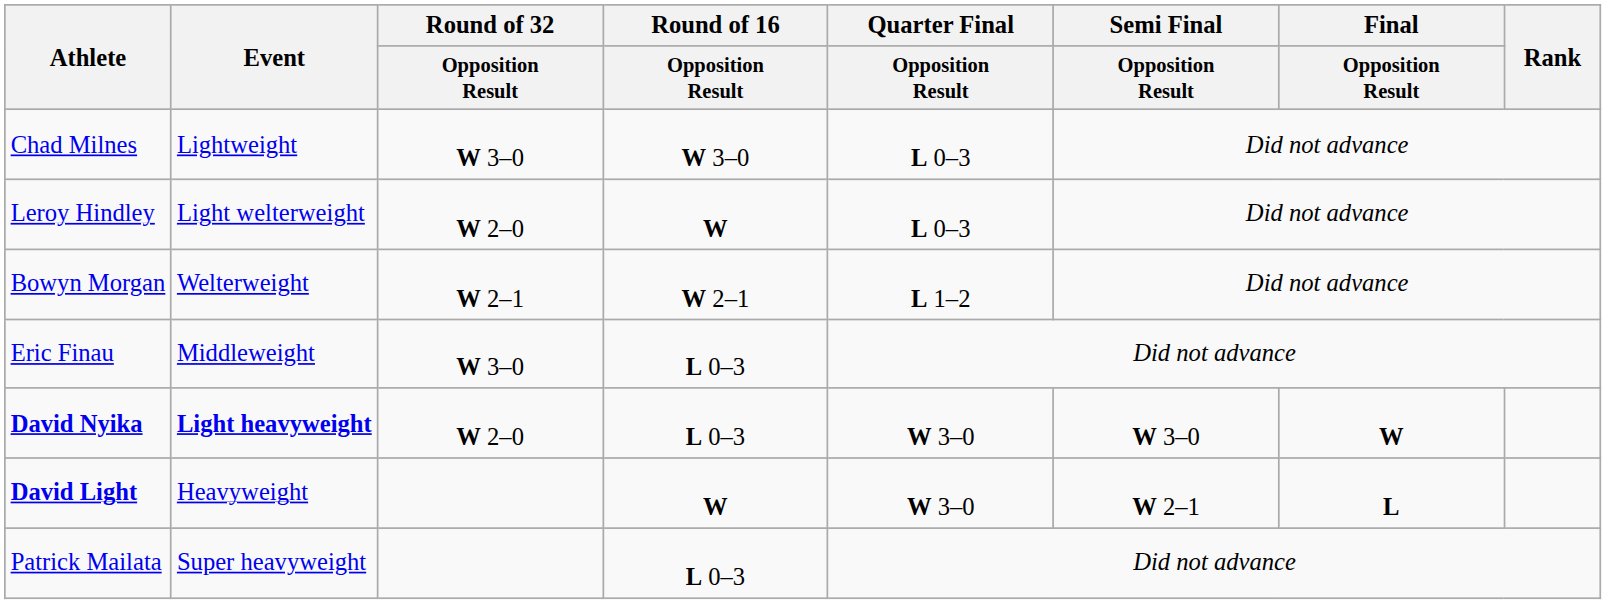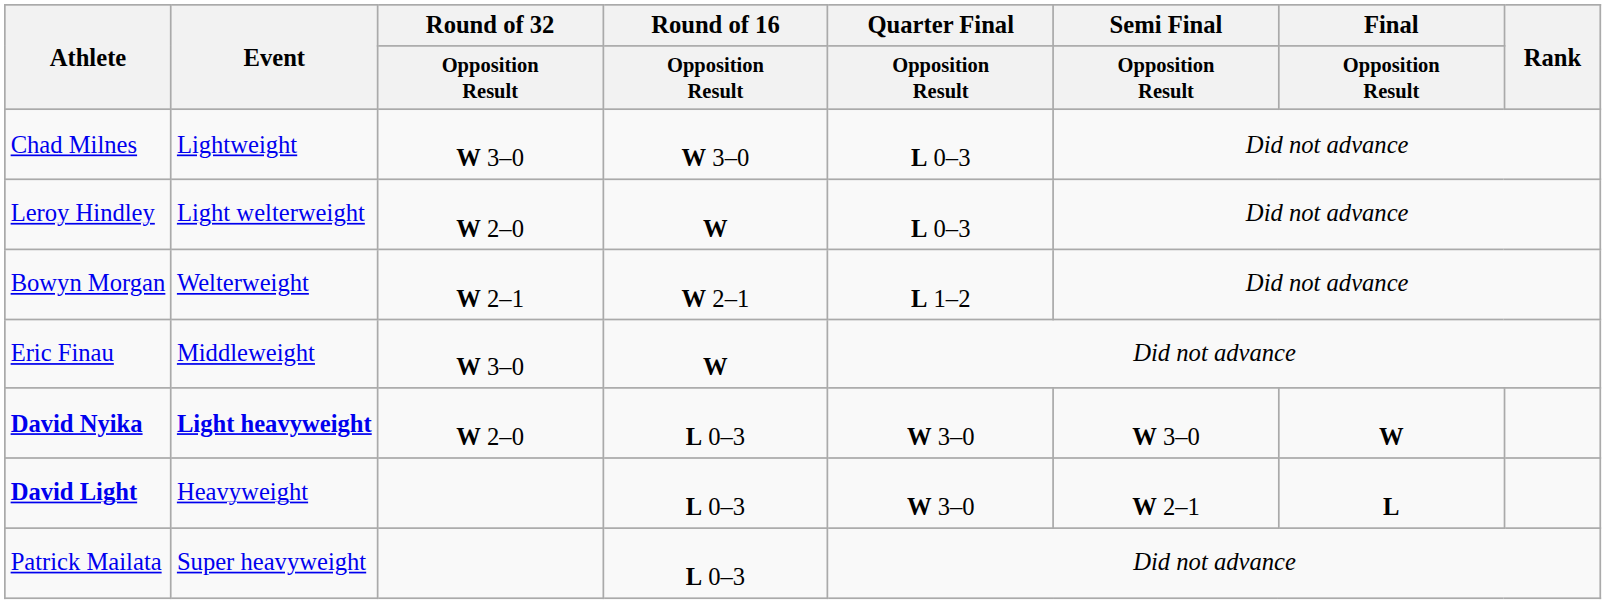(715, 368) L 0–3 -> (715, 368) W
(715, 507) W -> (715, 507) L 0–3
